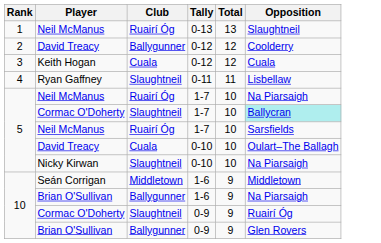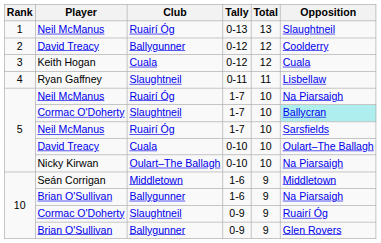(156, 163) Slaughtneil -> (175, 163) Oulart–The Ballagh
